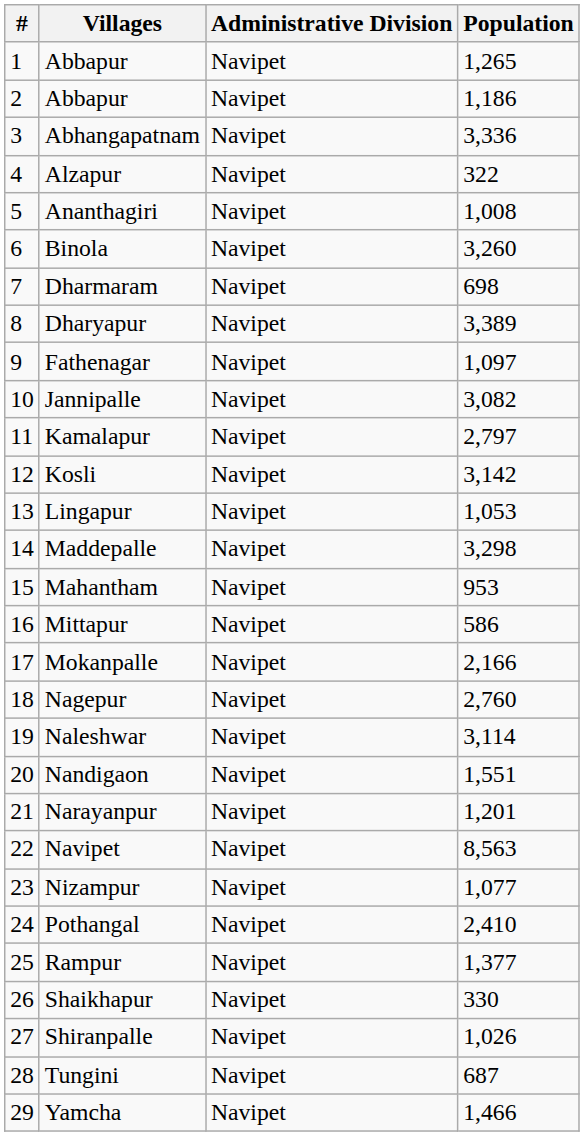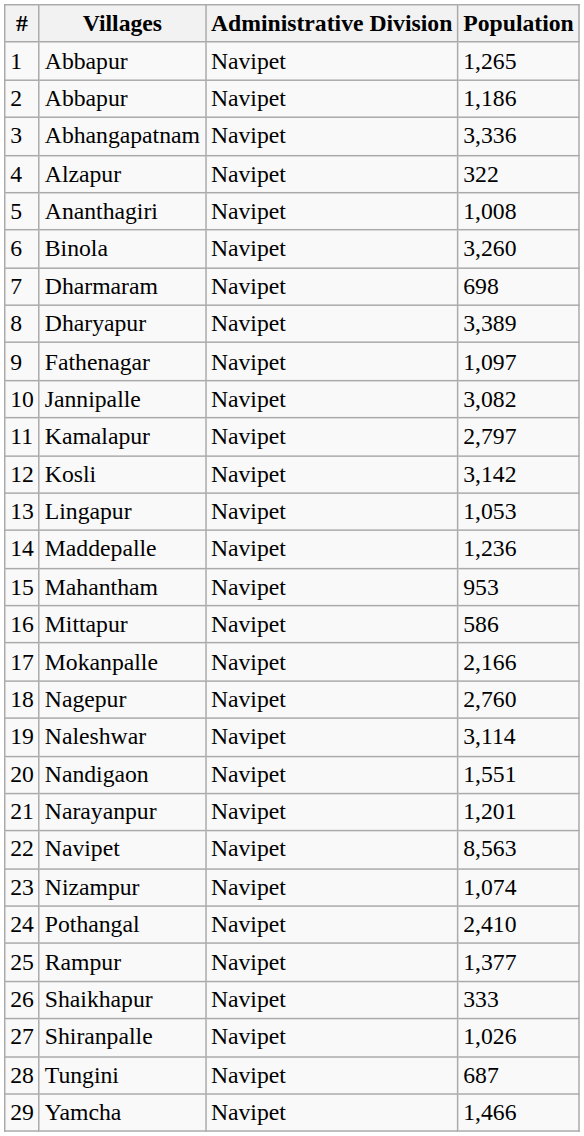(490, 549) 3,298 -> (490, 549) 1,236
(490, 887) 1,077 -> (490, 887) 1,074
(481, 999) 330 -> (481, 999) 333
